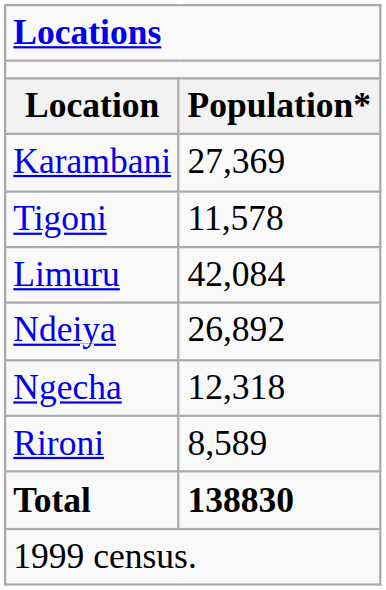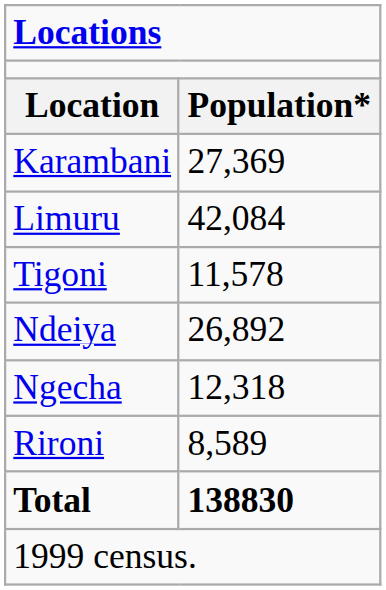rows swapped: (67, 274) <-> (60, 218)
